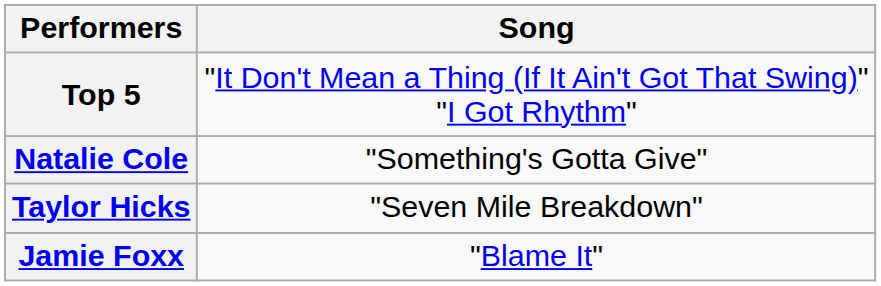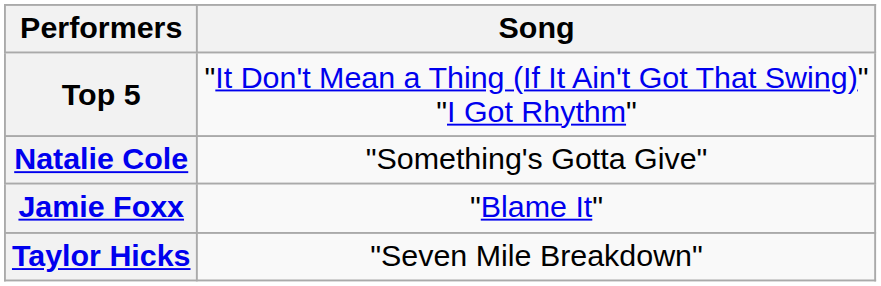rows swapped: (101, 207) <-> (101, 255)
